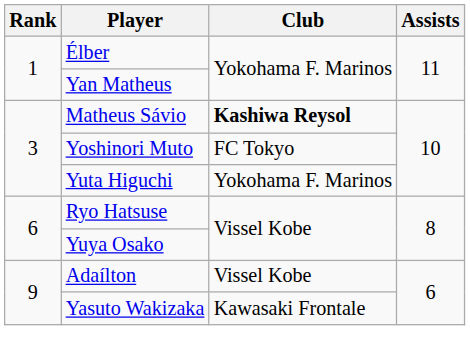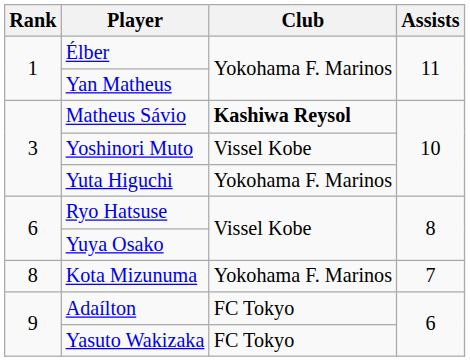(254, 148) FC Tokyo -> (263, 148) Vissel Kobe
+ row: (131, 276)
(263, 276) Vissel Kobe -> (254, 308) FC Tokyo
(290, 308) Kawasaki Frontale -> (254, 340) FC Tokyo
